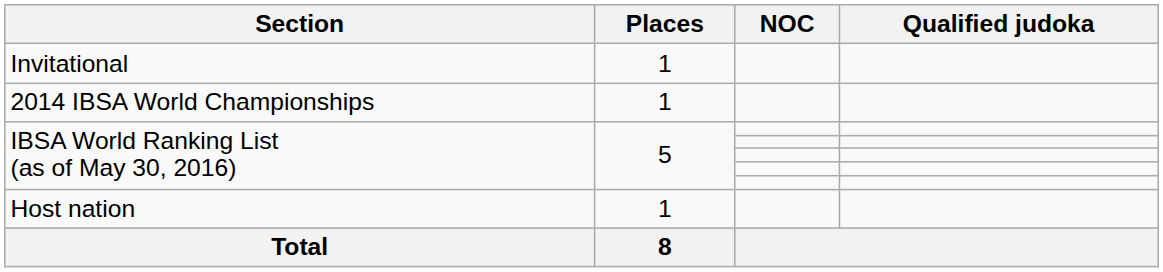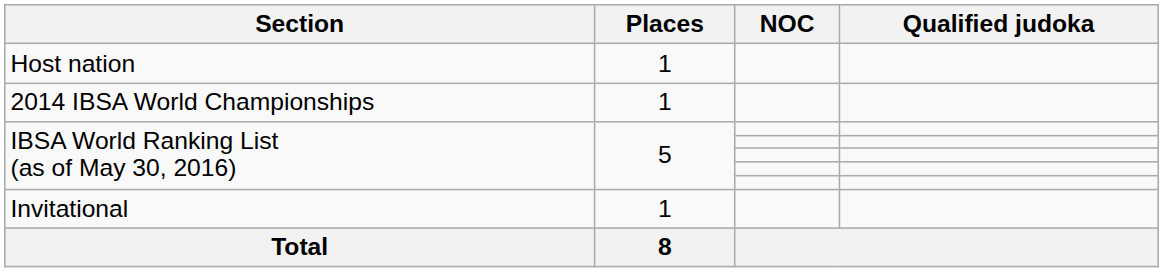rows swapped: (73, 208) <-> (69, 63)
